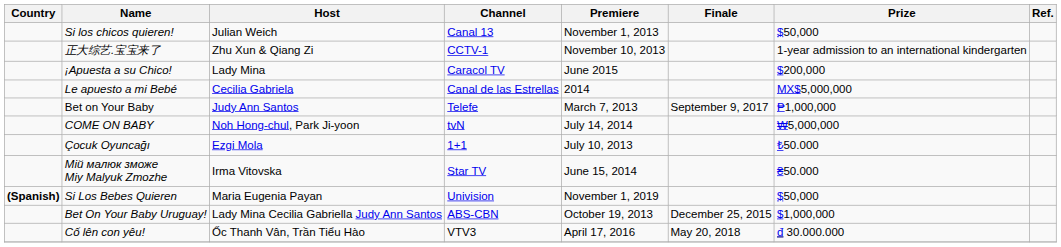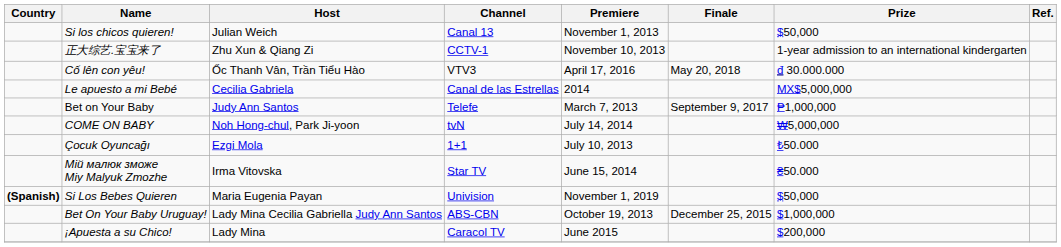rows swapped: (118, 70) <-> (105, 232)
